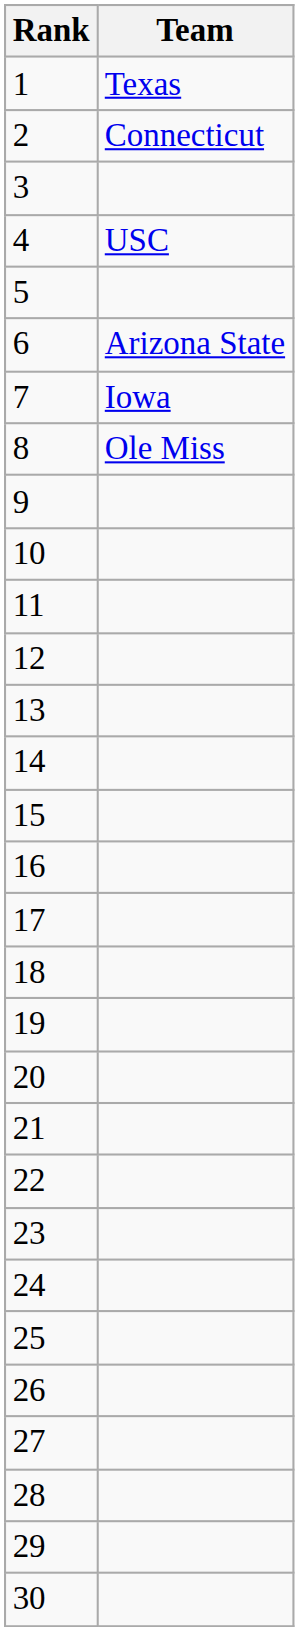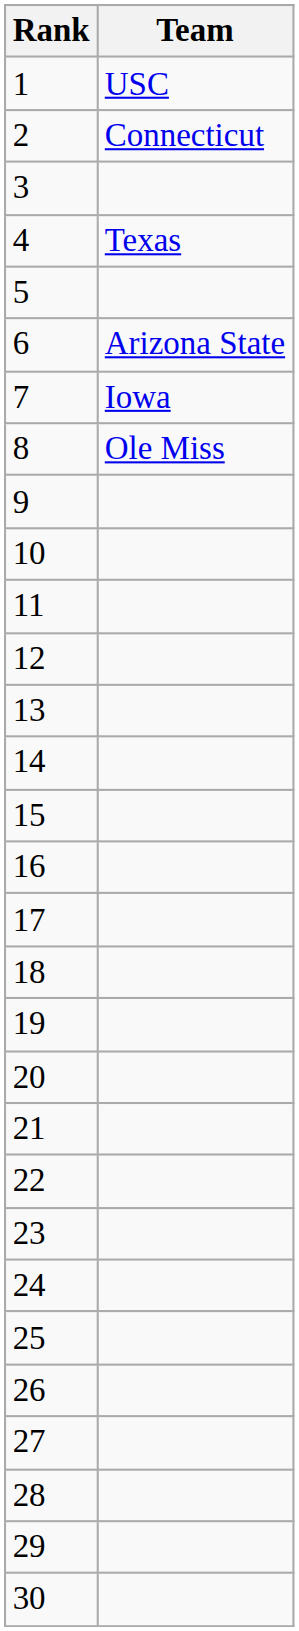(143, 82) Texas -> (137, 82) USC
(137, 239) USC -> (143, 239) Texas
